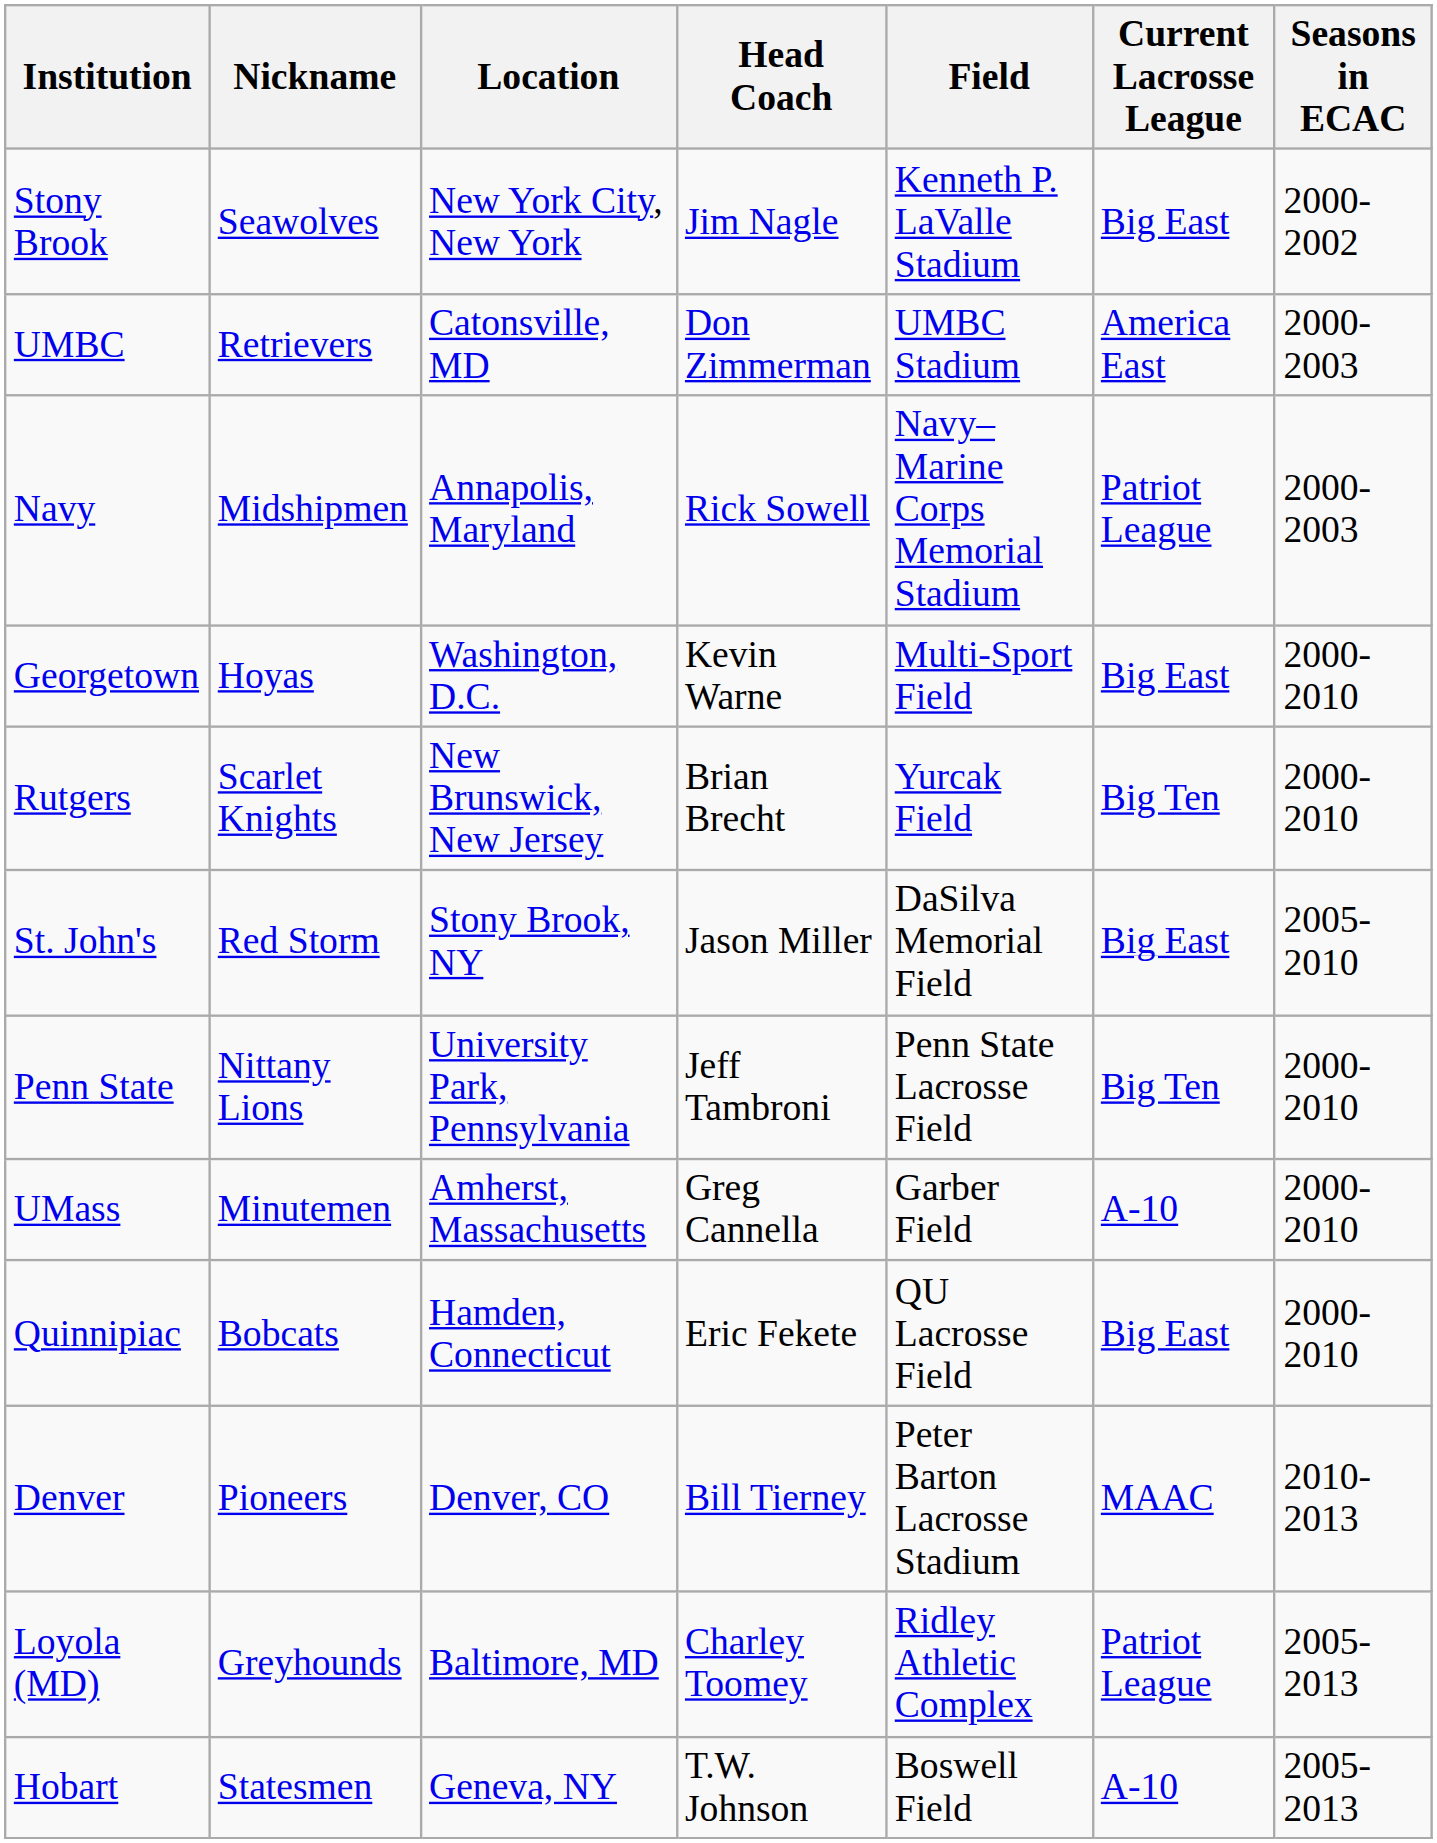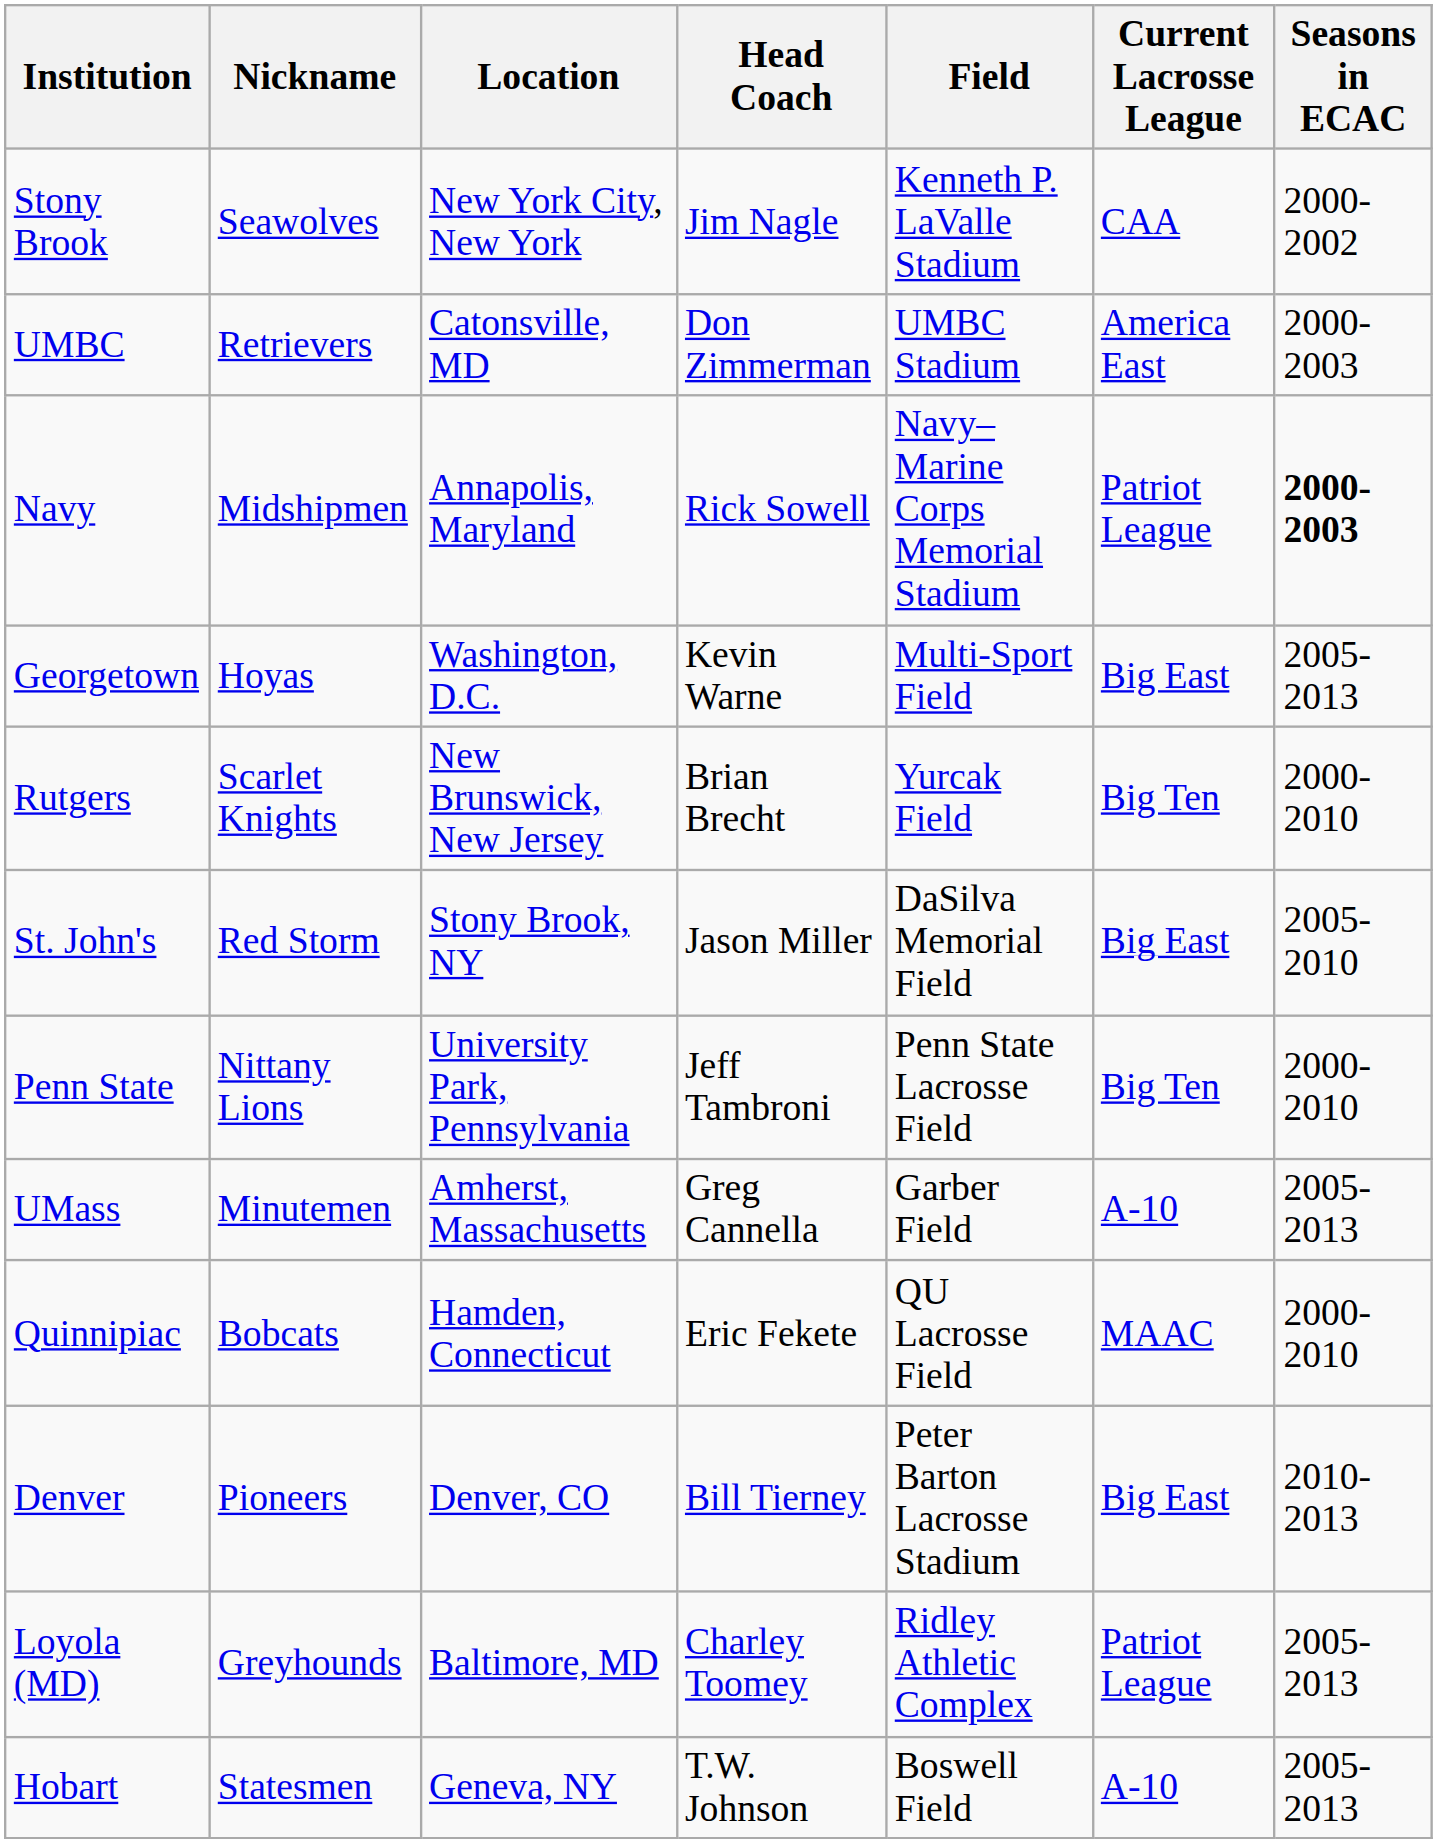(1165, 220) Big East -> (1141, 220) CAA
(1327, 509) normal -> (1327, 509) bold
(1327, 674) 2000-2010 -> (1327, 674) 2005-2013
(1327, 1209) 2000-2010 -> (1327, 1209) 2005-2013
(1165, 1332) Big East -> (1157, 1332) MAAC
(1157, 1497) MAAC -> (1165, 1497) Big East
